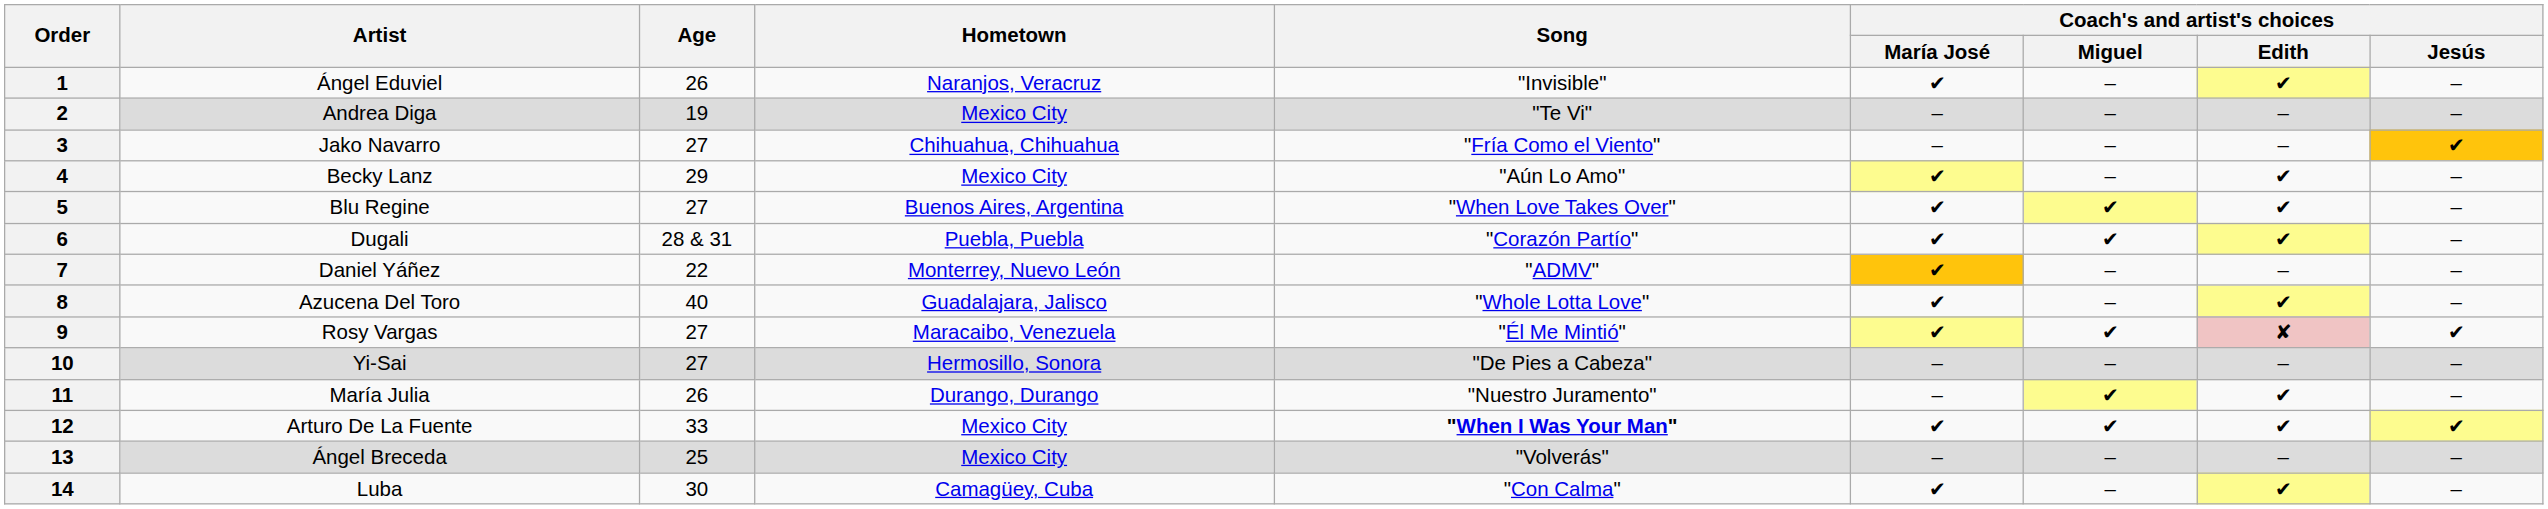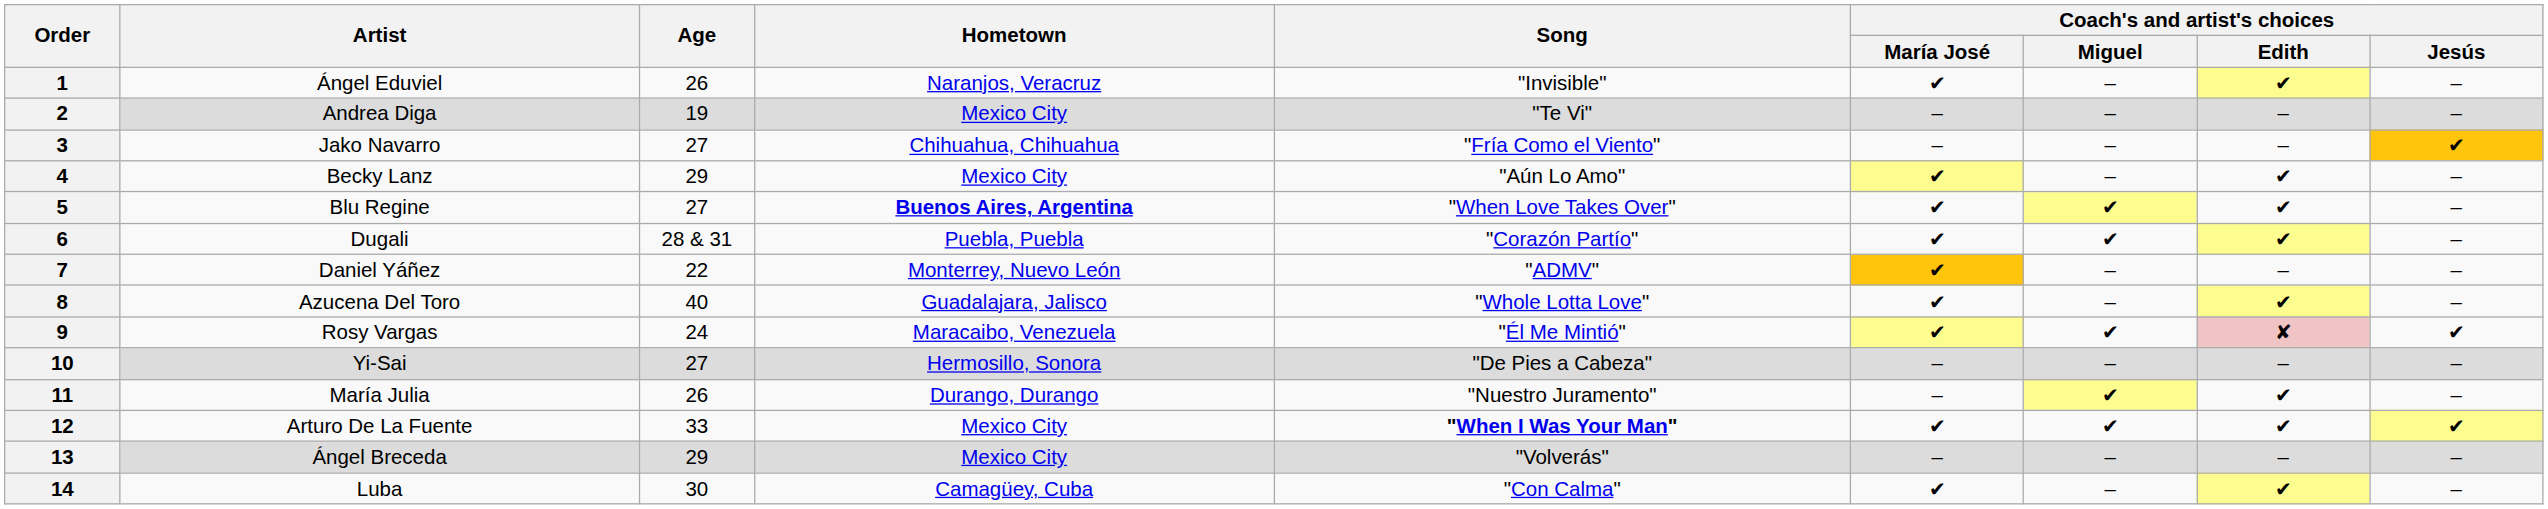(1014, 207) normal -> (1014, 207) bold
(697, 332) 27 -> (697, 332) 24
(697, 457) 25 -> (697, 457) 29
